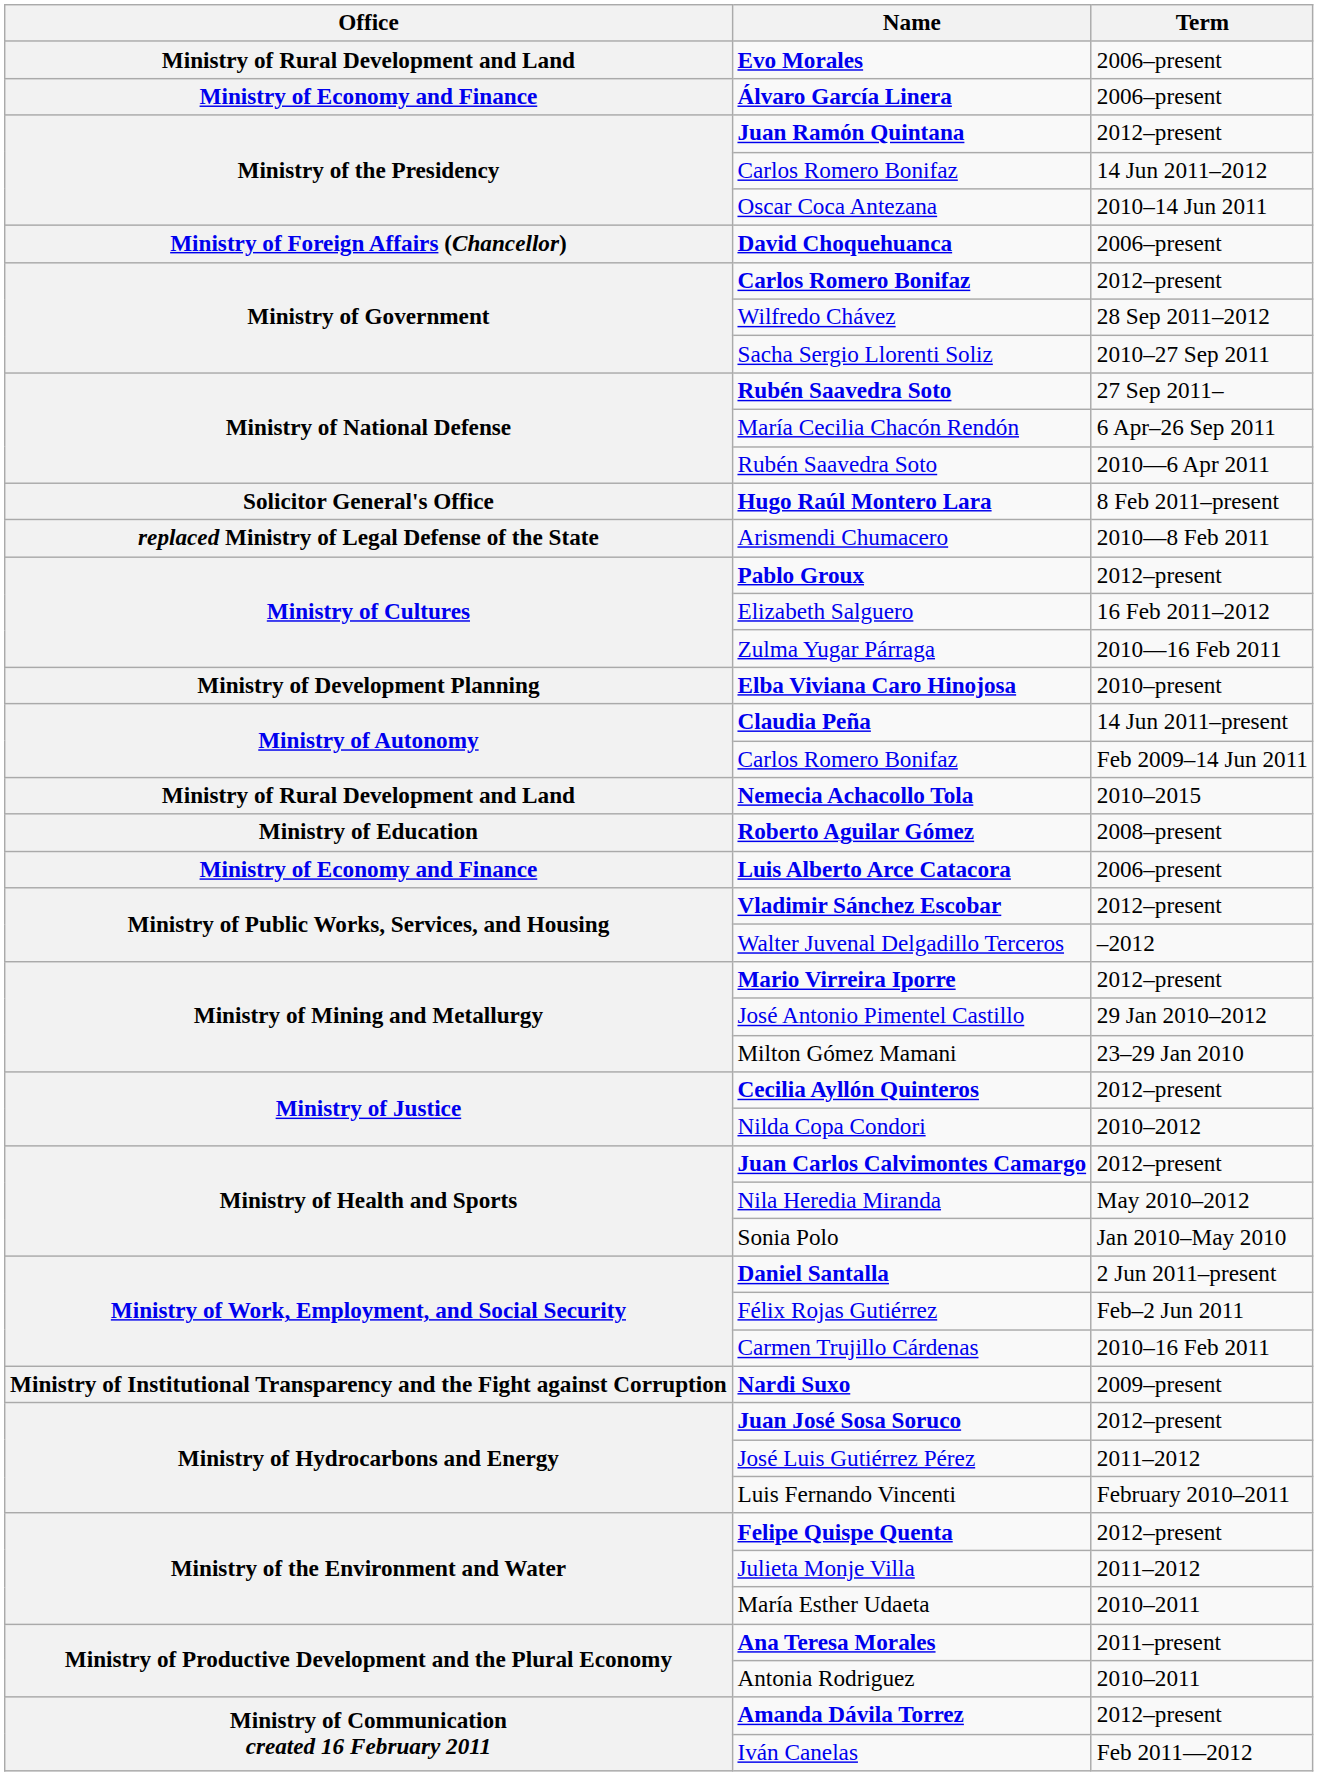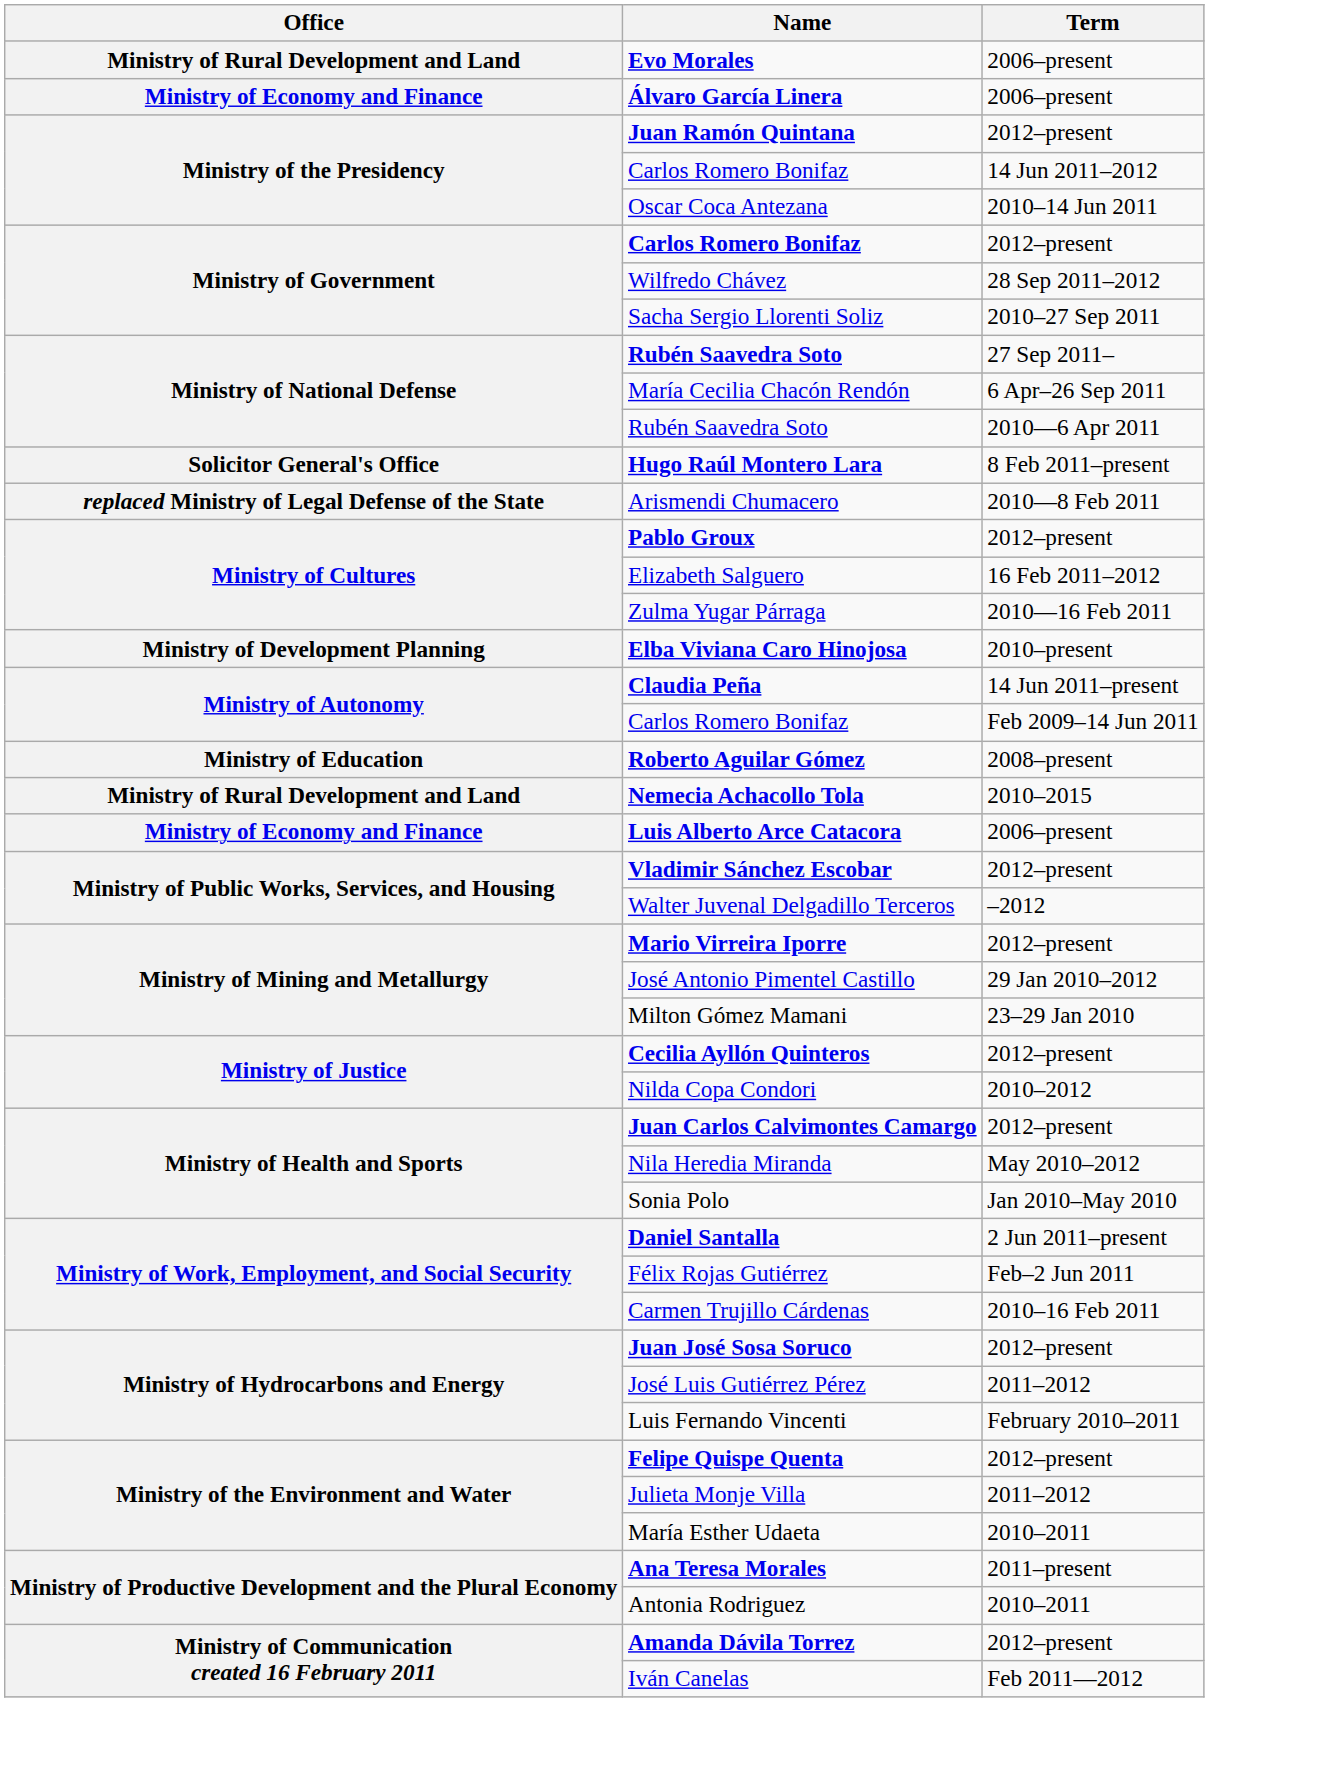- row: (845, 243)
rows swapped: (856, 832) <-> (855, 795)
- row: (794, 1384)
